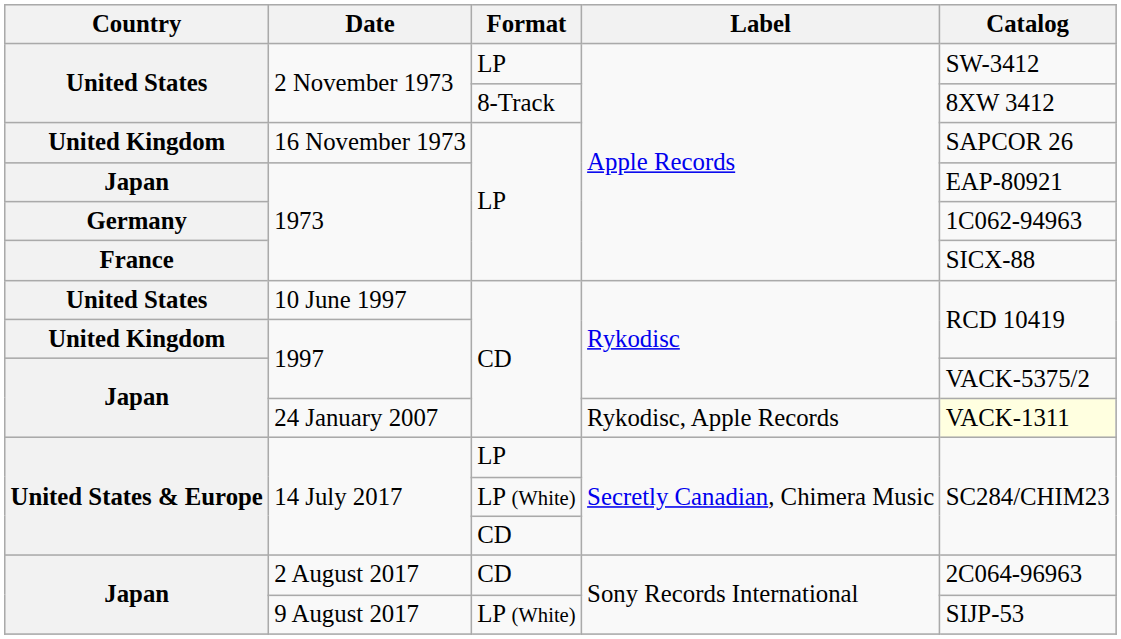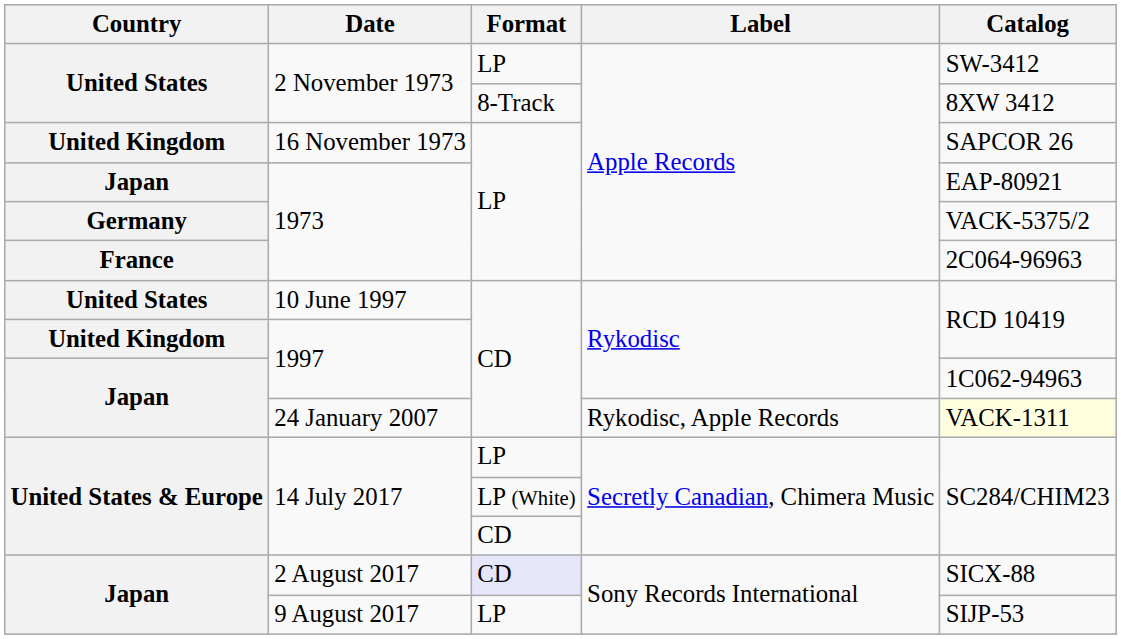(1014, 220) 1C062-94963 -> (1018, 220) VACK-5375/2
(990, 260) SICX-88 -> (1014, 260) 2C064-96963
(1018, 378) VACK-5375/2 -> (1014, 378) 1C062-94963
(494, 574) no background -> (494, 574) lavender background
(1014, 574) 2C064-96963 -> (990, 574) SICX-88
(526, 614) LP (White) -> (492, 614) LP
